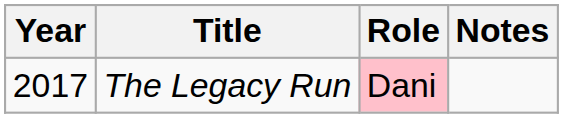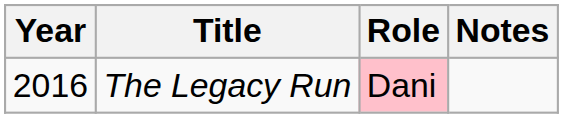(50, 84) 2017 -> (50, 84) 2016
